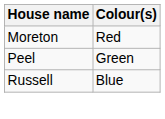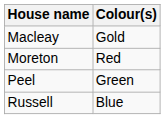+ row: (33, 37)
